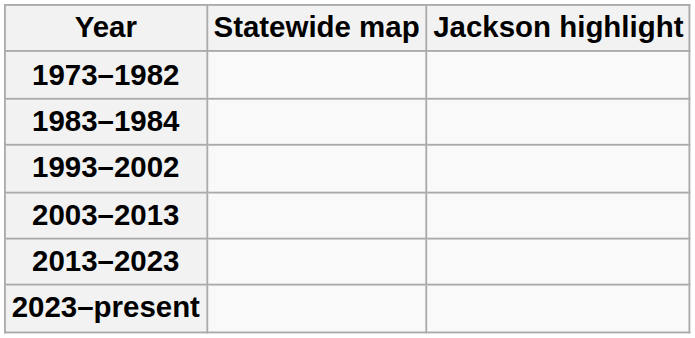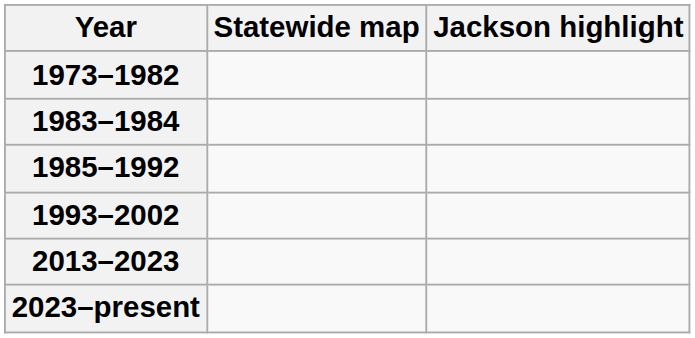+ row: (106, 167)
- row: (106, 214)
